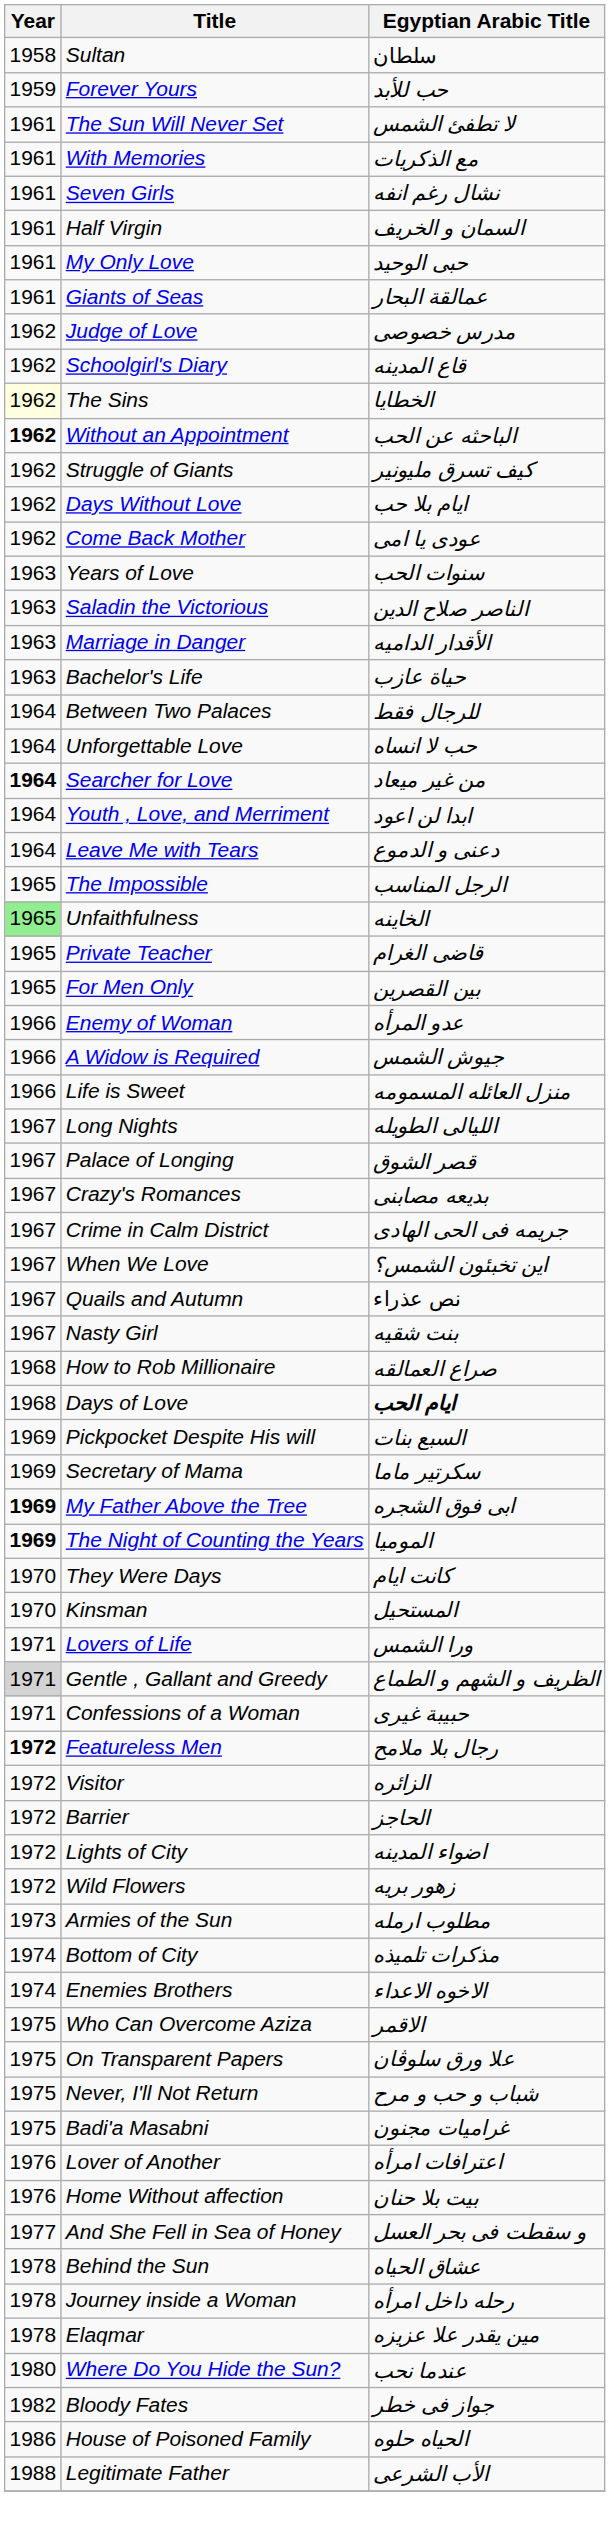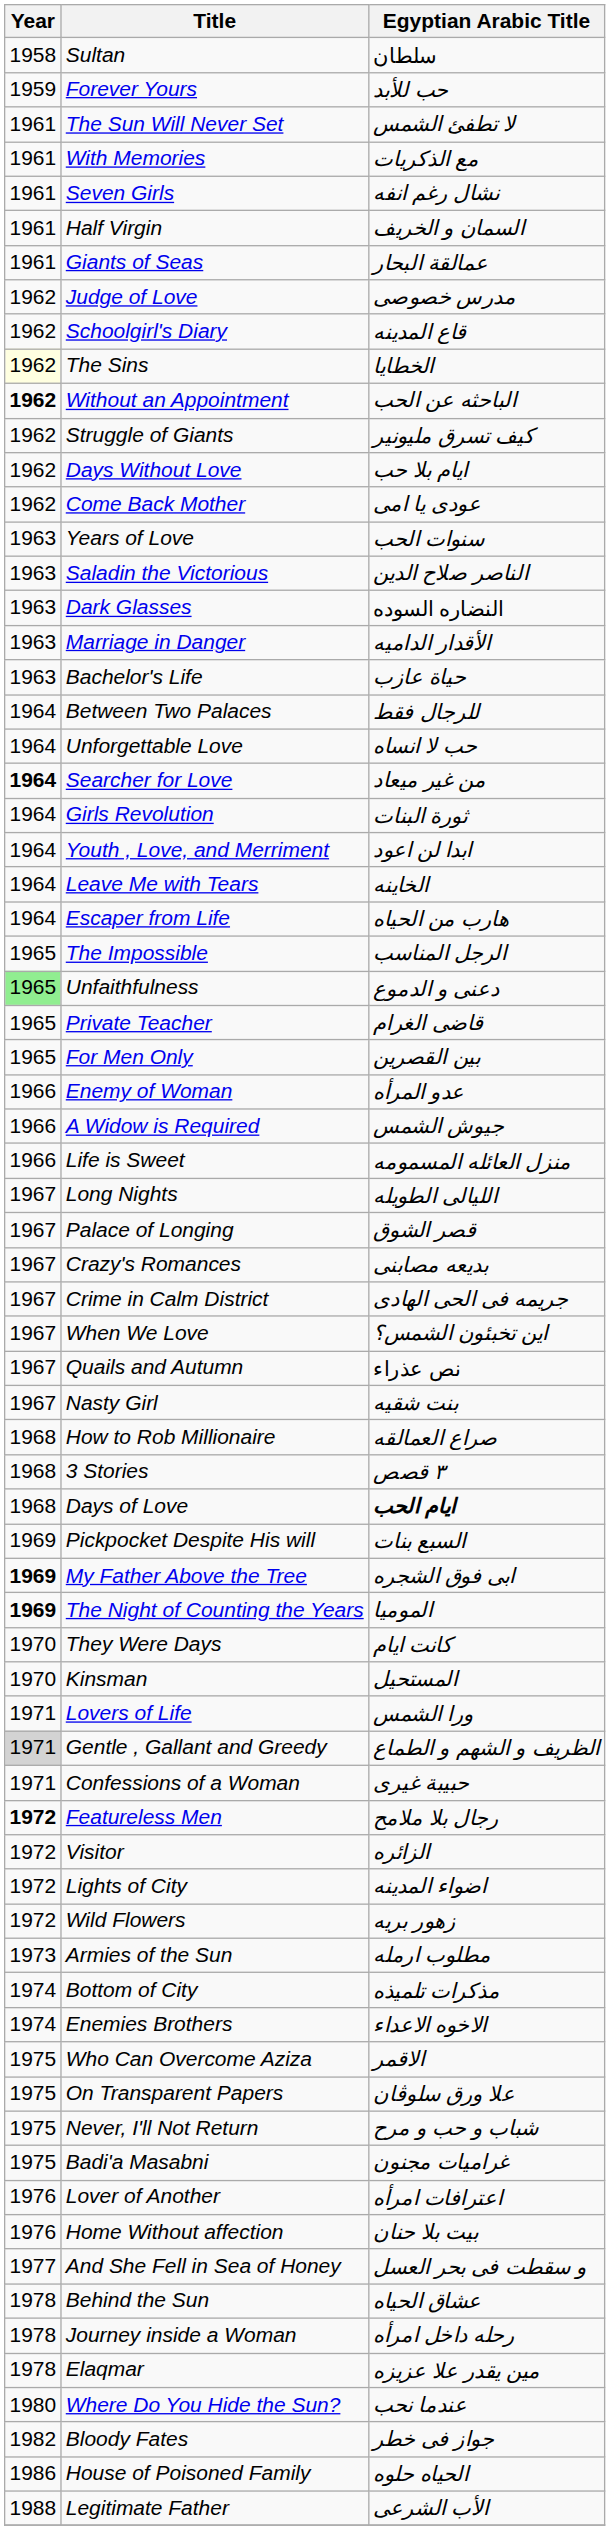- row: (130, 262)
+ row: (129, 607)
+ row: (140, 815)
(436, 850) دعنى و الدموع -> (401, 884) الخاينه
+ row: (148, 918)
(401, 919) الخاينه -> (436, 988) دعنى و الدموع
+ row: (107, 1471)
- row: (154, 1471)
- row: (97, 1817)
